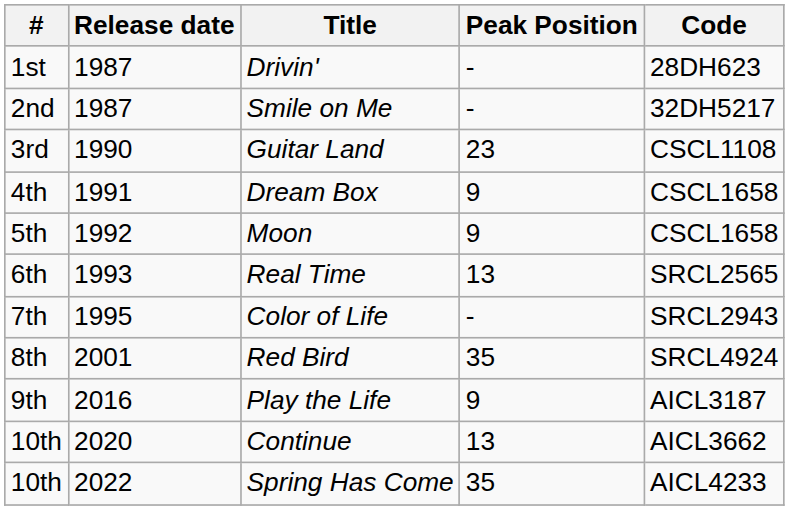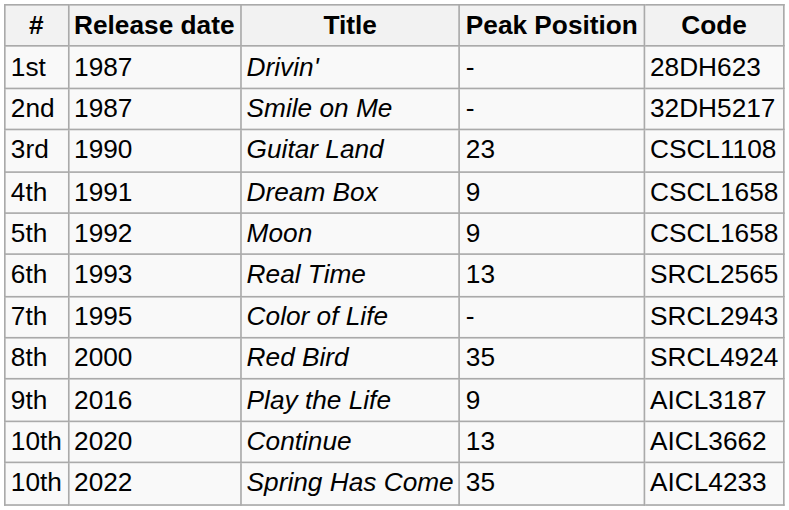(103, 358) 2001 -> (103, 358) 2000
